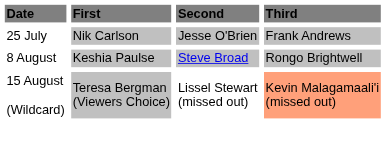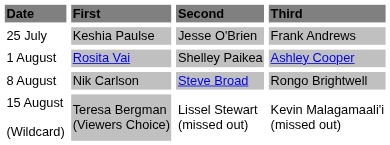(106, 36) Nik Carlson -> (114, 36) Keshia Paulse
+ row: (31, 58)
(114, 58) Keshia Paulse -> (106, 80) Nik Carlson
(322, 95) lightsalmon background -> (327, 117) no background
